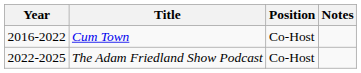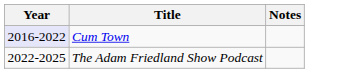- column: (292, 15)
(37, 36) no background -> (37, 36) lavender background
